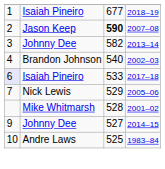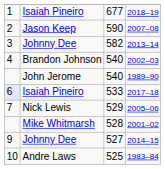(115, 28) bold -> (115, 28) normal
+ row: (143, 76)
